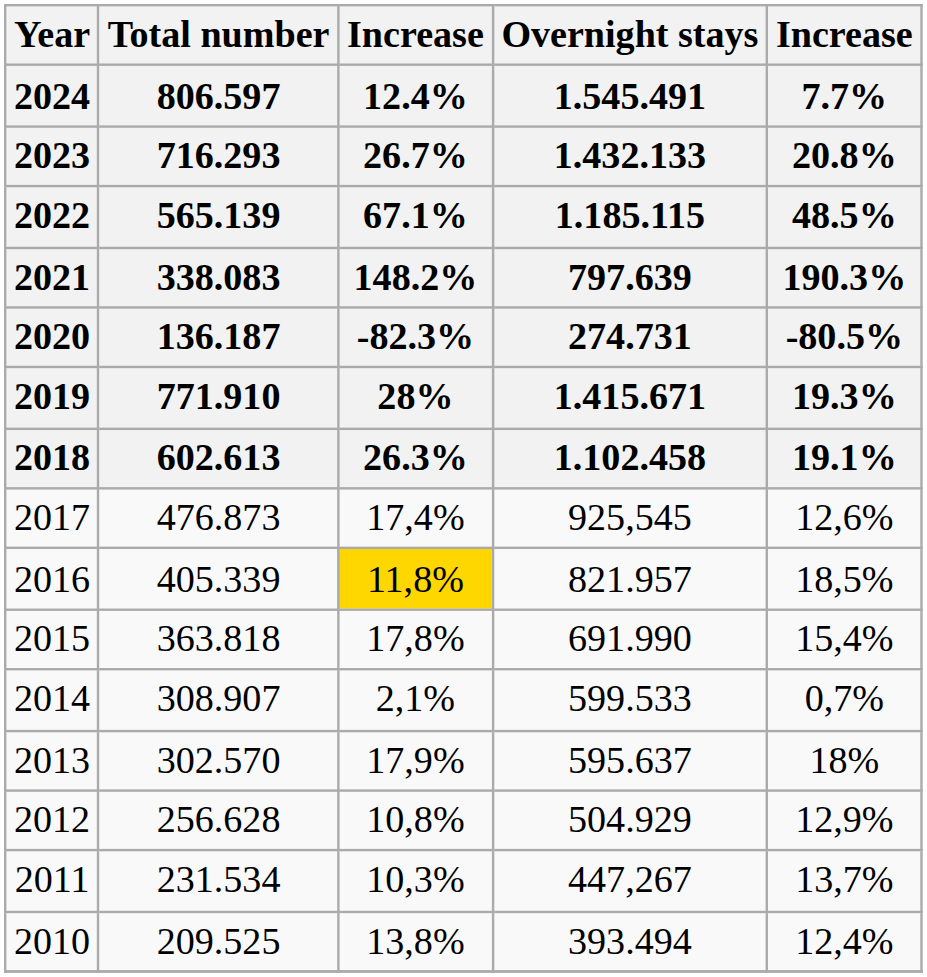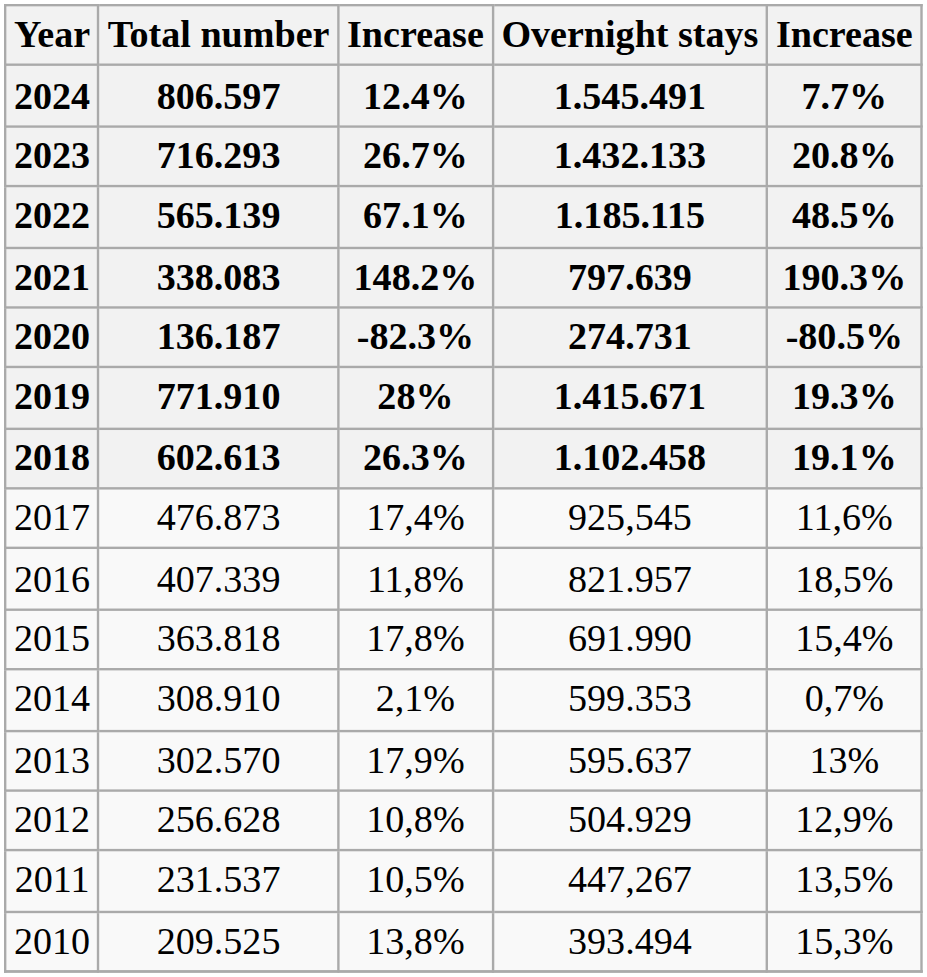(844, 517) 12,6% -> (844, 517) 11,6%
(219, 578) 405.339 -> (219, 578) 407.339
(415, 578) gold background -> (415, 578) no background
(219, 699) 308.907 -> (219, 699) 308.910
(630, 699) 599.533 -> (630, 699) 599.353
(844, 759) 18% -> (844, 759) 13%
(219, 880) 231.534 -> (219, 880) 231.537
(415, 880) 10,3% -> (415, 880) 10,5%
(844, 880) 13,7% -> (844, 880) 13,5%
(844, 940) 12,4% -> (844, 940) 15,3%
